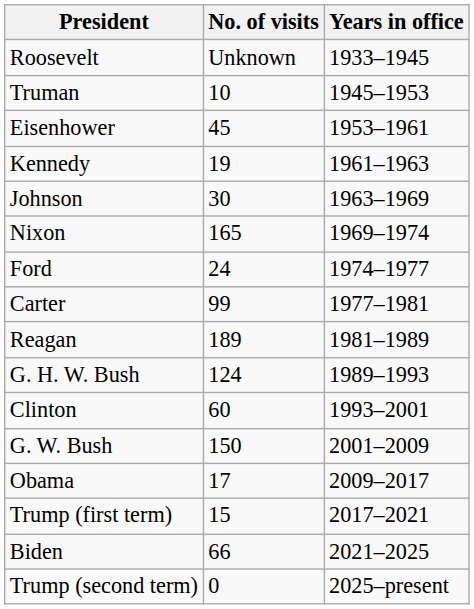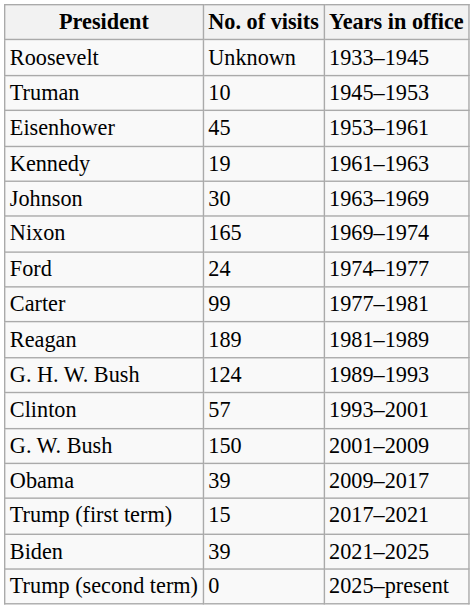(219, 410) 60 -> (219, 410) 57
(219, 480) 17 -> (219, 480) 39
(219, 551) 66 -> (219, 551) 39
